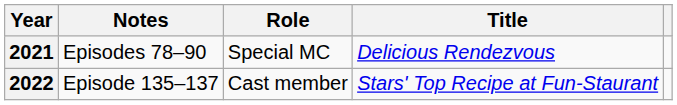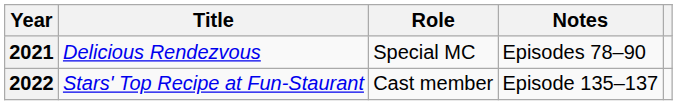columns swapped: (508, 20) <-> (141, 20)
